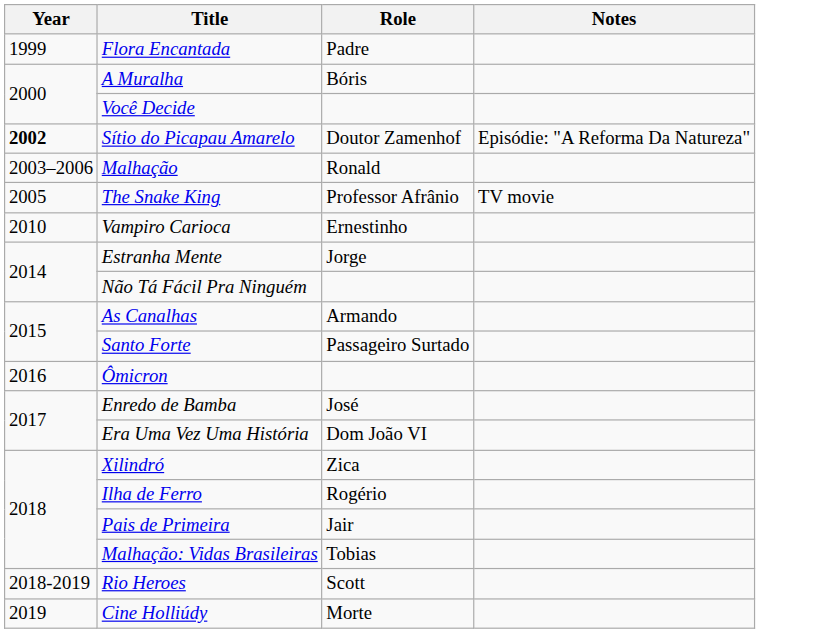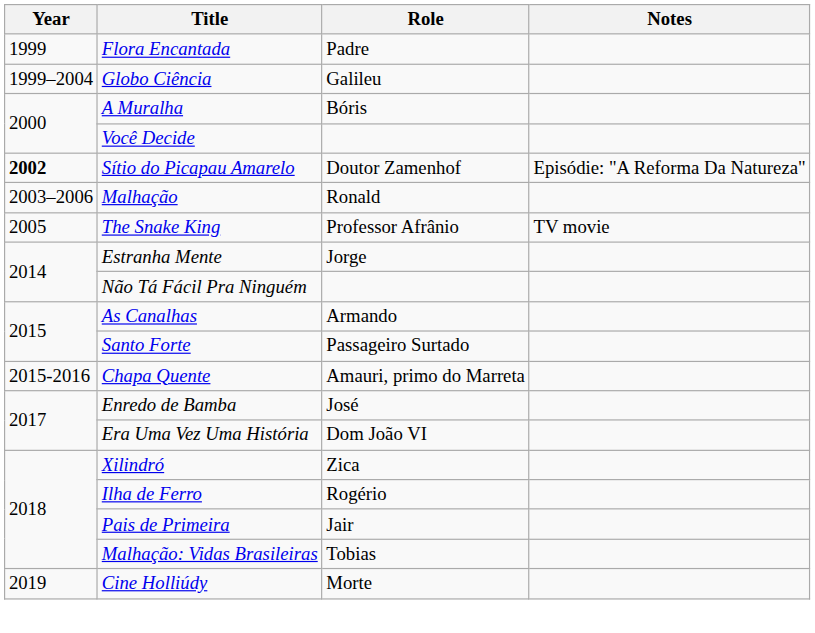+ row: (157, 78)
- row: (166, 227)
+ row: (156, 375)
- row: (135, 375)
- row: (144, 583)
